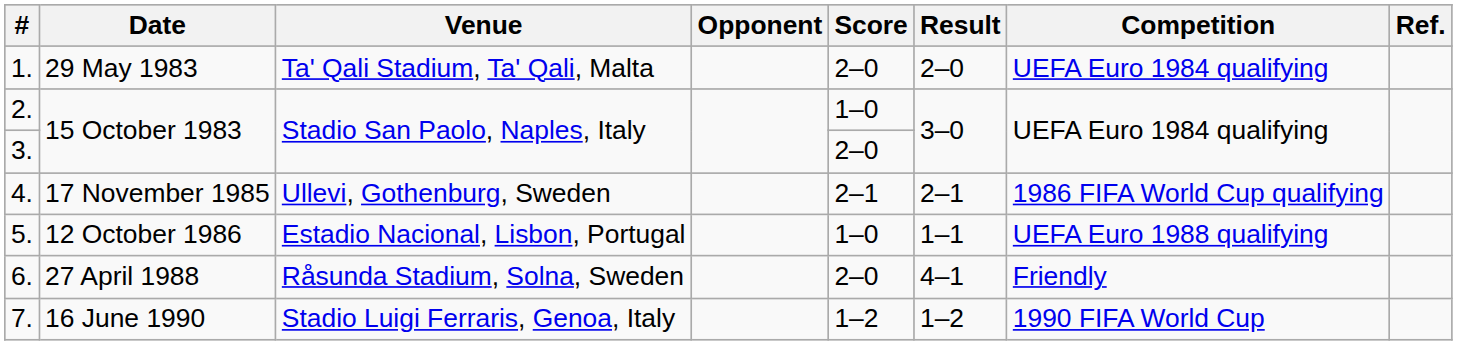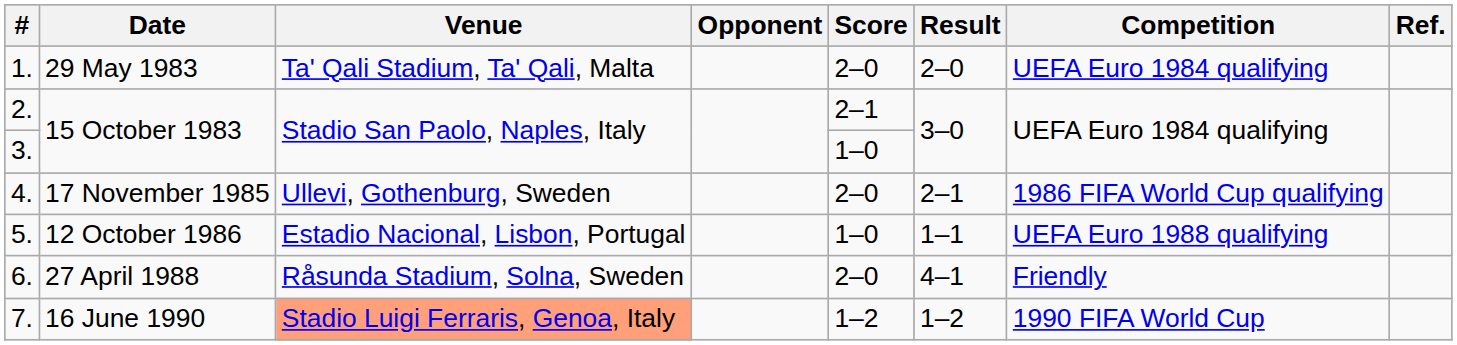(856, 109) 1–0 -> (856, 109) 2–1
(856, 151) 2–0 -> (856, 151) 1–0
(856, 192) 2–1 -> (856, 192) 2–0
(478, 318) no background -> (478, 318) lightsalmon background
